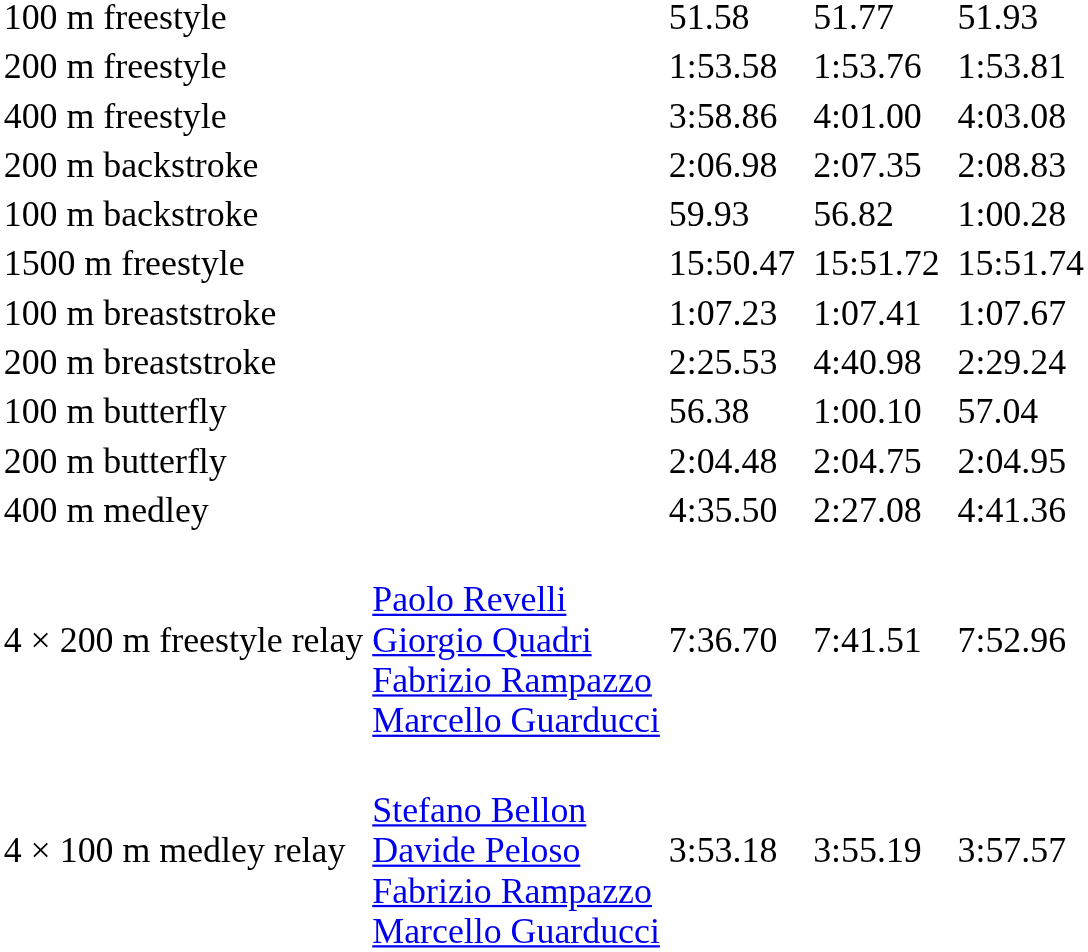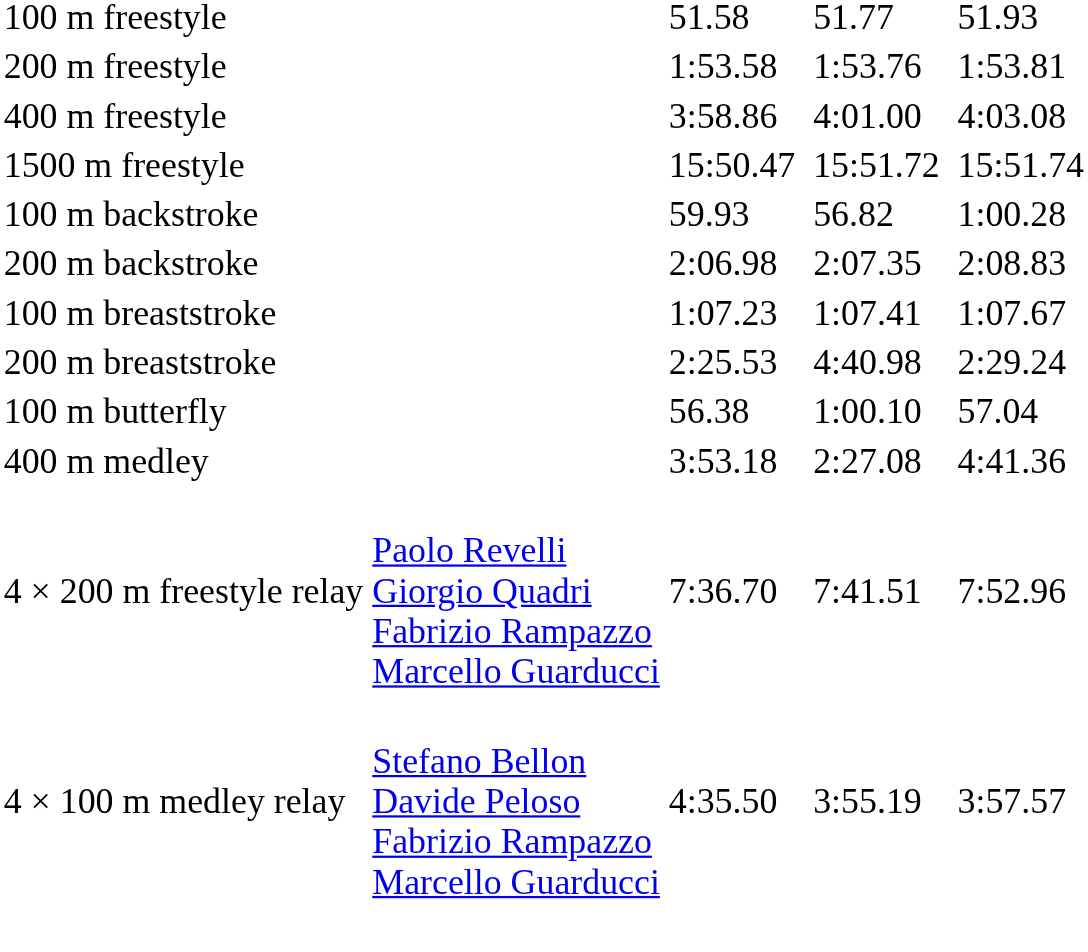rows swapped: (124, 263) <-> (131, 165)
- row: (115, 460)
(723, 510) 4:35.50 -> (723, 460) 3:53.18
(723, 850) 3:53.18 -> (723, 801) 4:35.50
